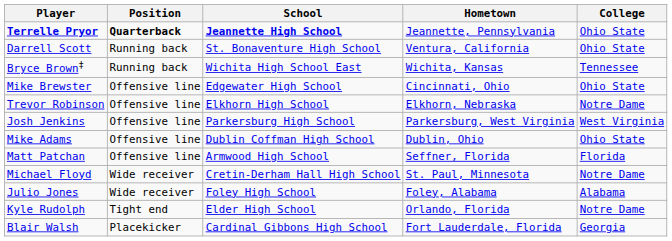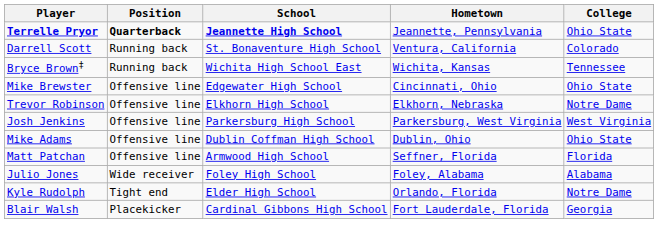(612, 48) Ohio State -> (593, 48) Colorado
- row: (49, 174)
